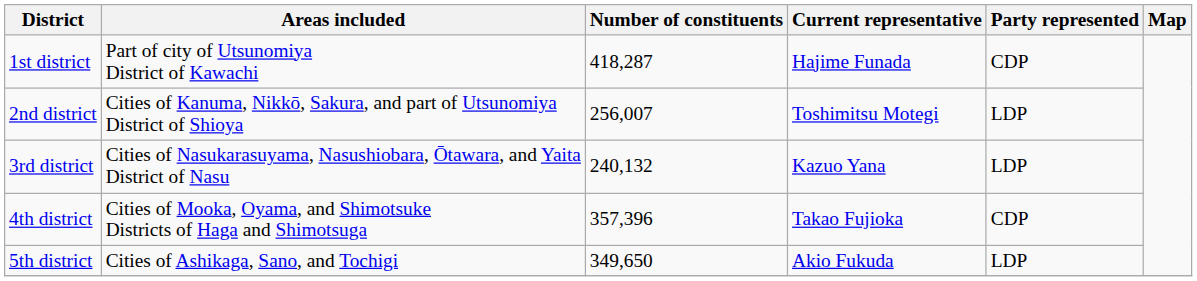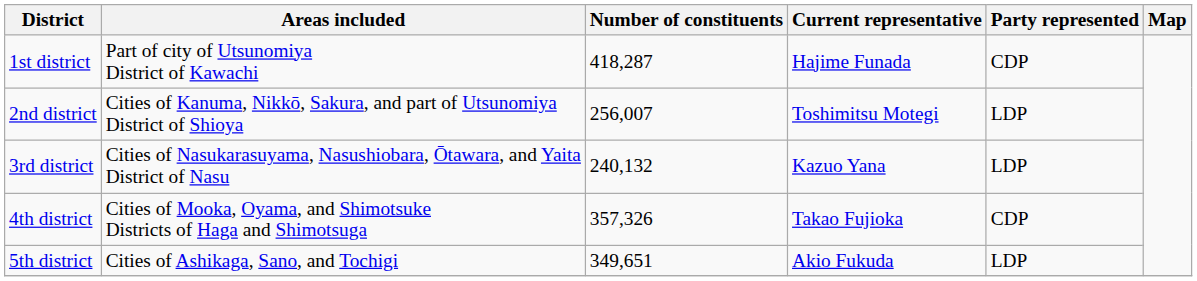(621, 218) 357,396 -> (621, 218) 357,326
(621, 260) 349,650 -> (621, 260) 349,651
